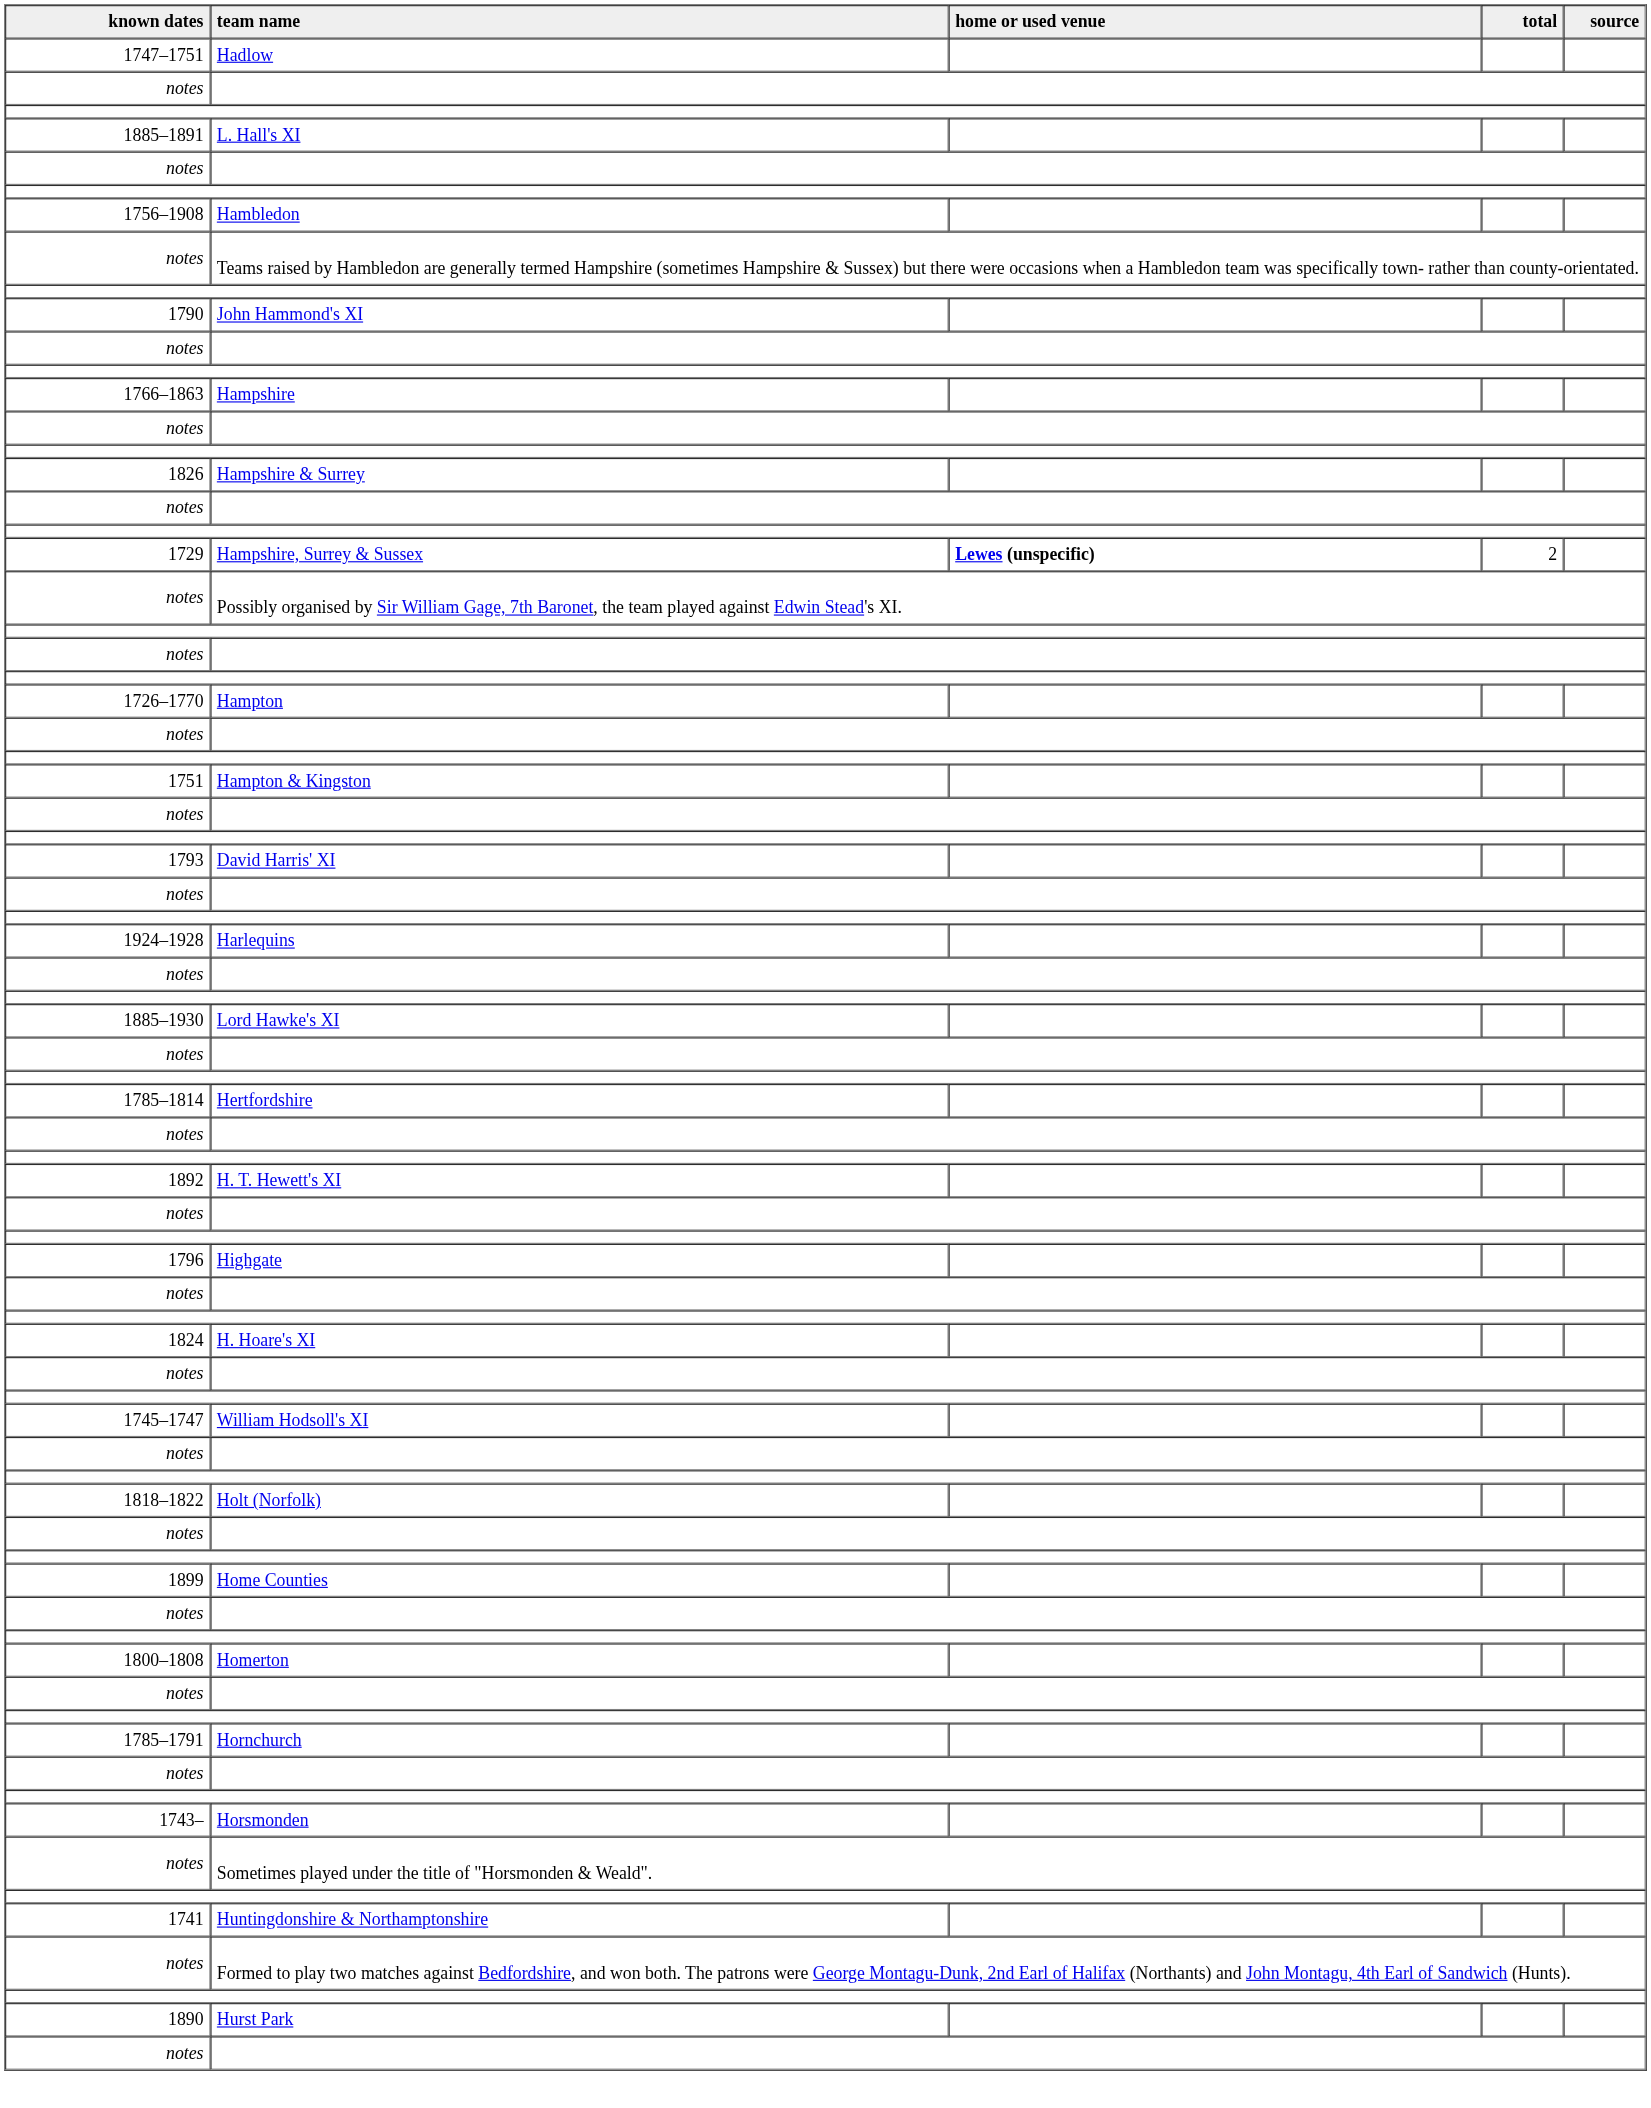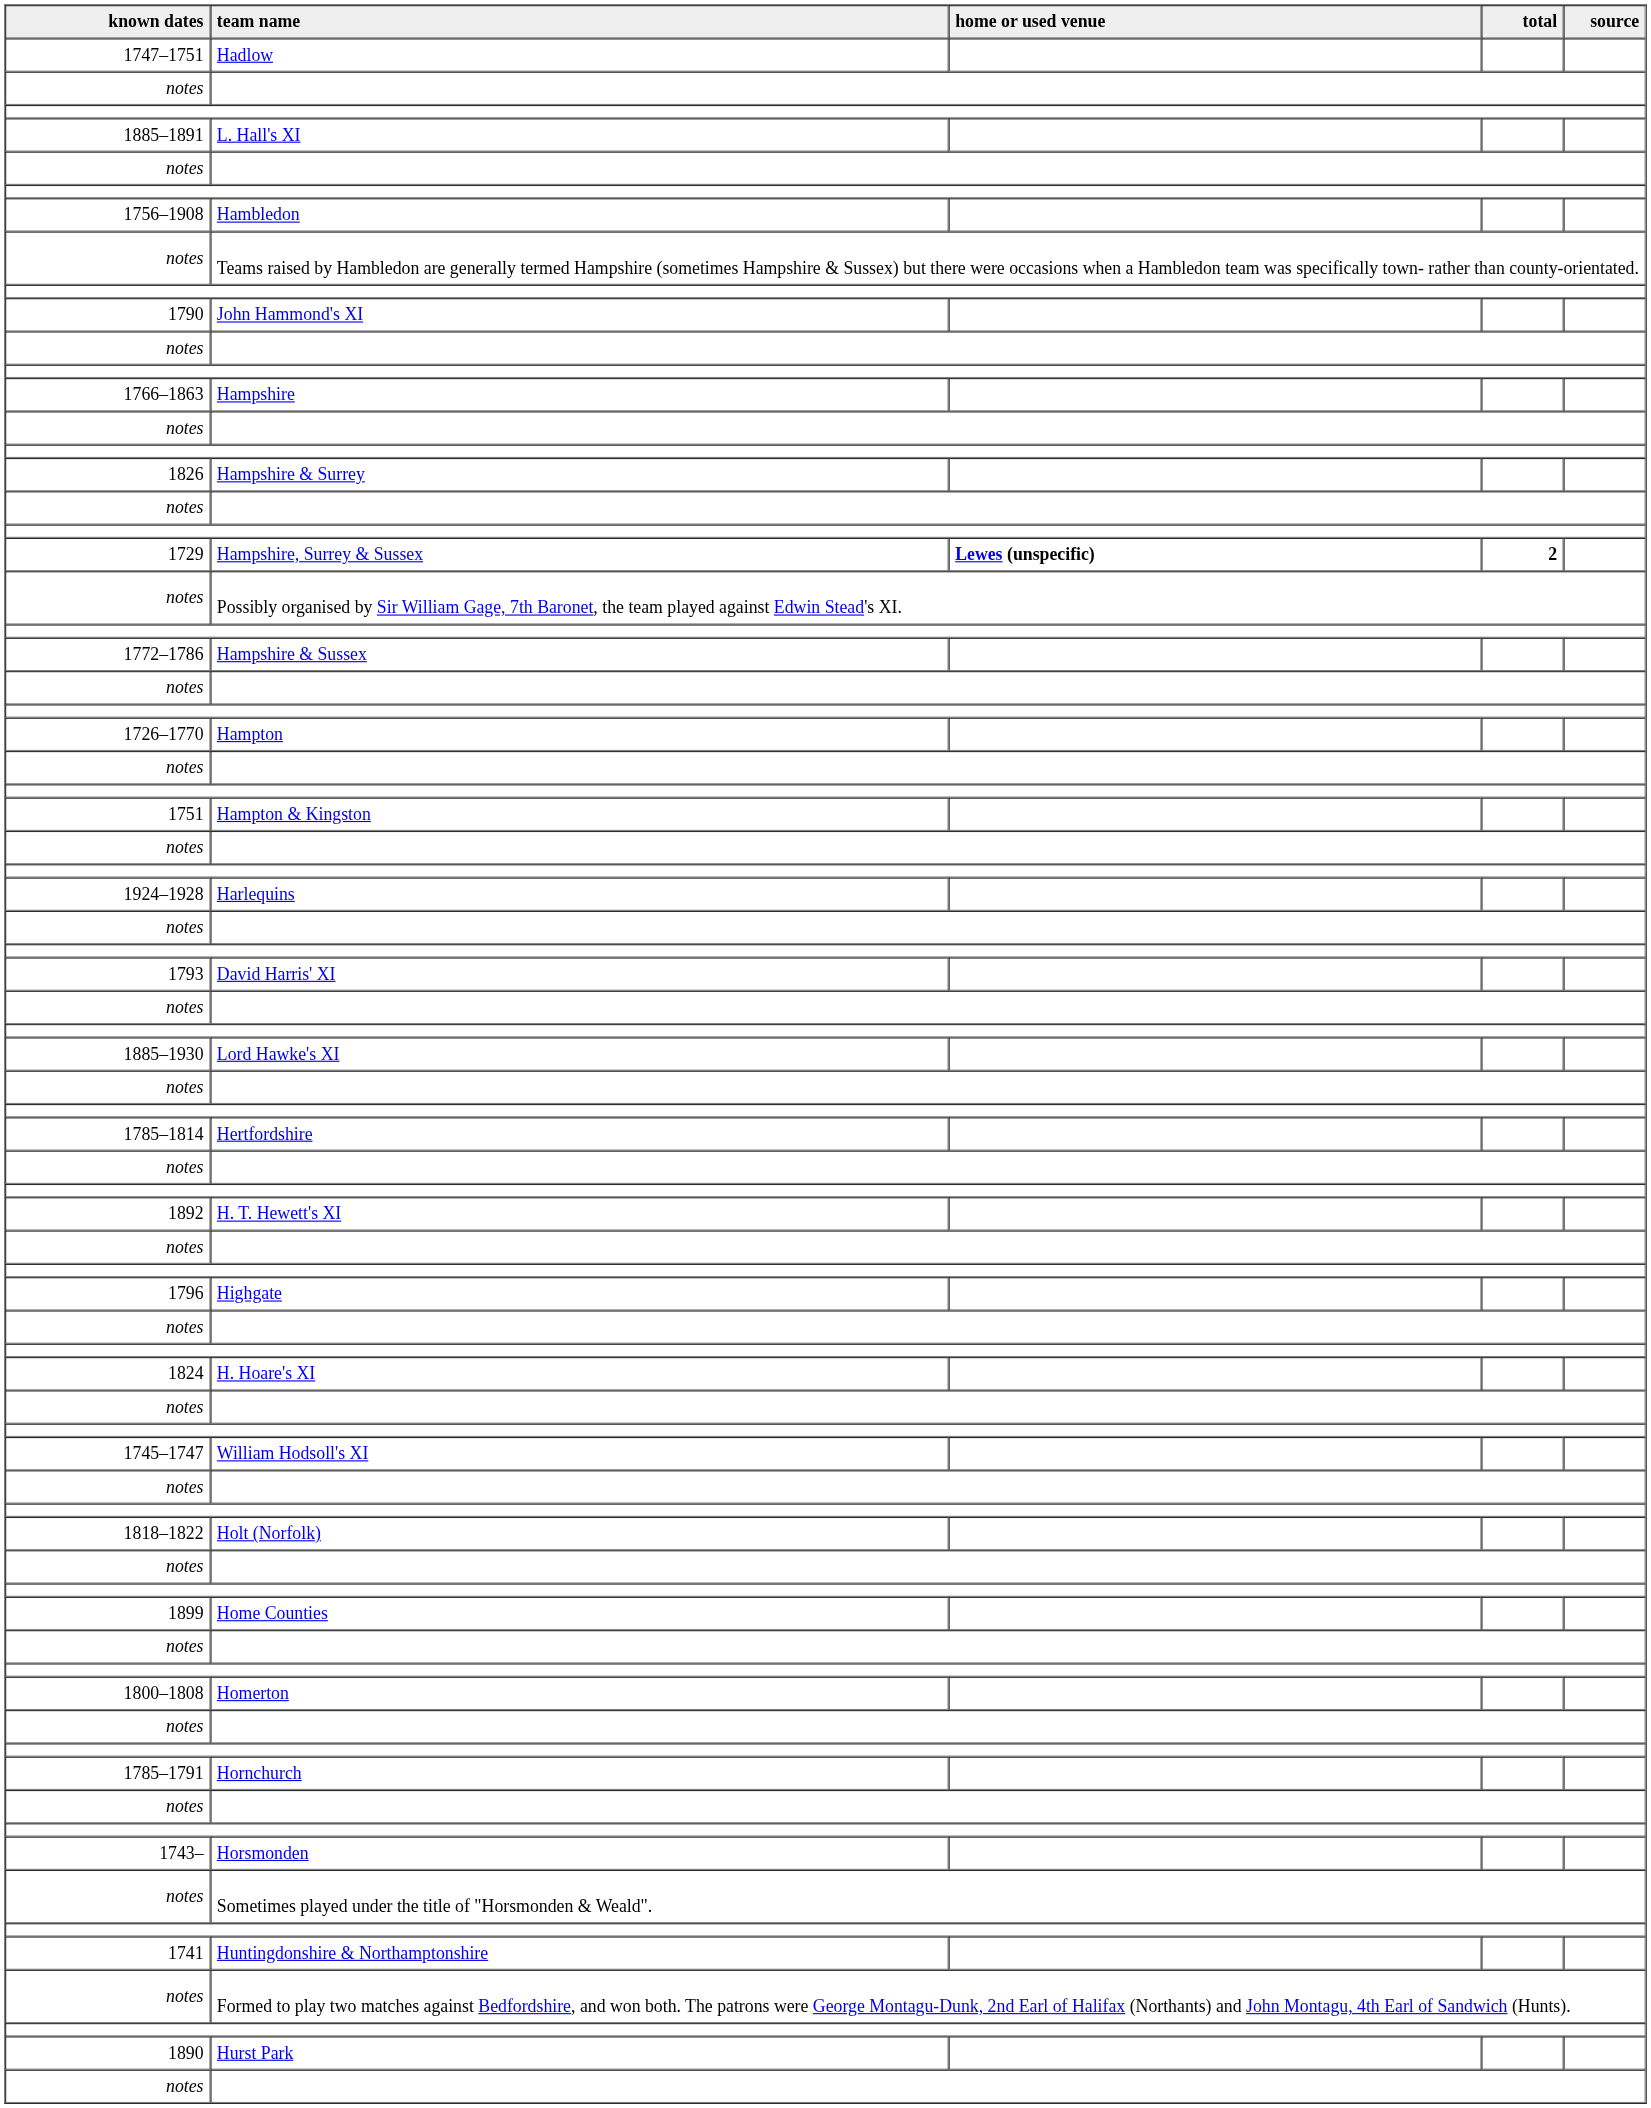(1553, 554) normal -> (1553, 554) bold
+ row: (164, 654)
rows swapped: (164, 940) <-> (186, 860)
